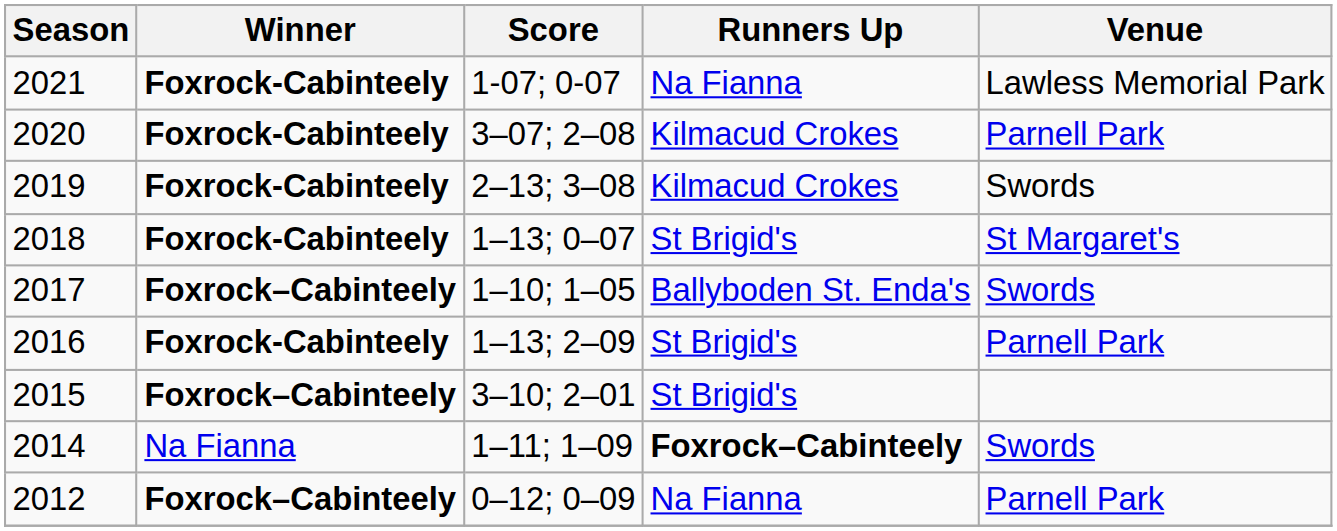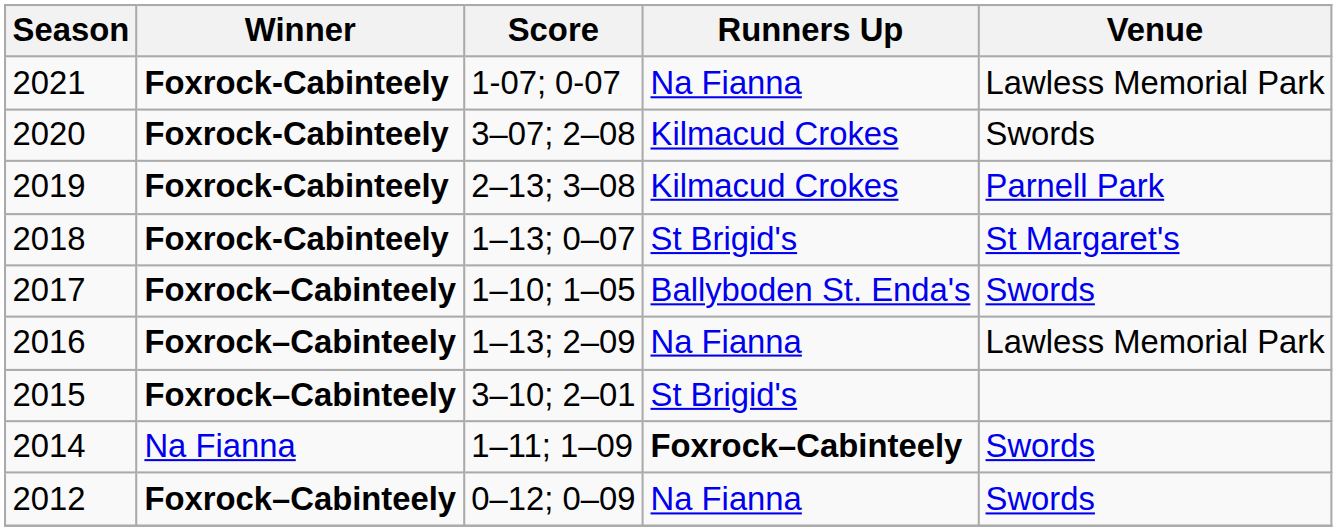(1075, 134) Parnell Park -> (1040, 134) Swords
(1040, 186) Swords -> (1075, 186) Parnell Park
(297, 342) Foxrock-Cabinteely -> (300, 342) Foxrock–Cabinteely
(724, 342) St Brigid's -> (726, 342) Na Fianna
(1075, 342) Parnell Park -> (1155, 342) Lawless Memorial Park
(1075, 498) Parnell Park -> (1040, 498) Swords
